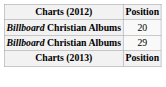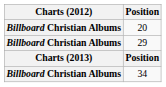+ row: (142, 74)
